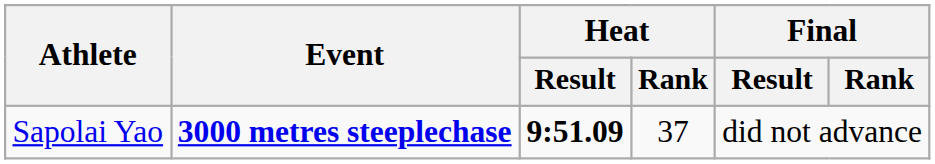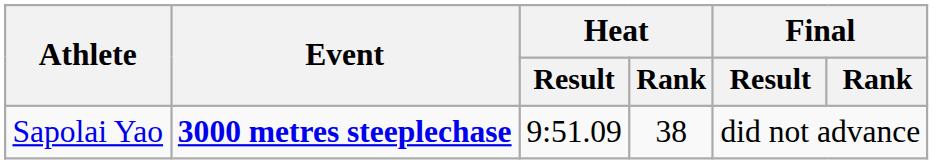(575, 132) bold -> (574, 132) normal
(673, 132) 37 -> (671, 132) 38
